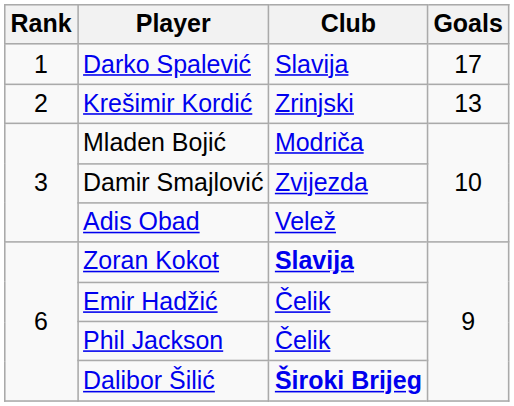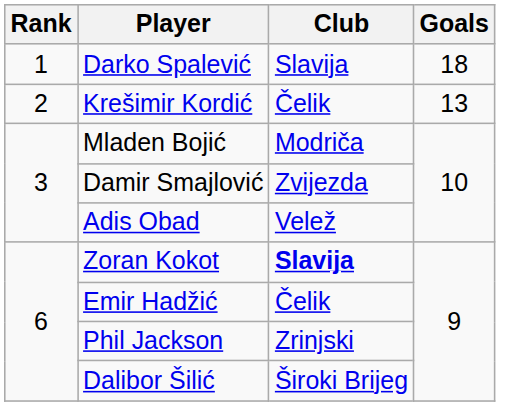(468, 63) 17 -> (454, 63) 18
(314, 103) Zrinjski -> (303, 103) Čelik
(303, 340) Čelik -> (314, 340) Zrinjski
(348, 380) bold -> (341, 380) normal
